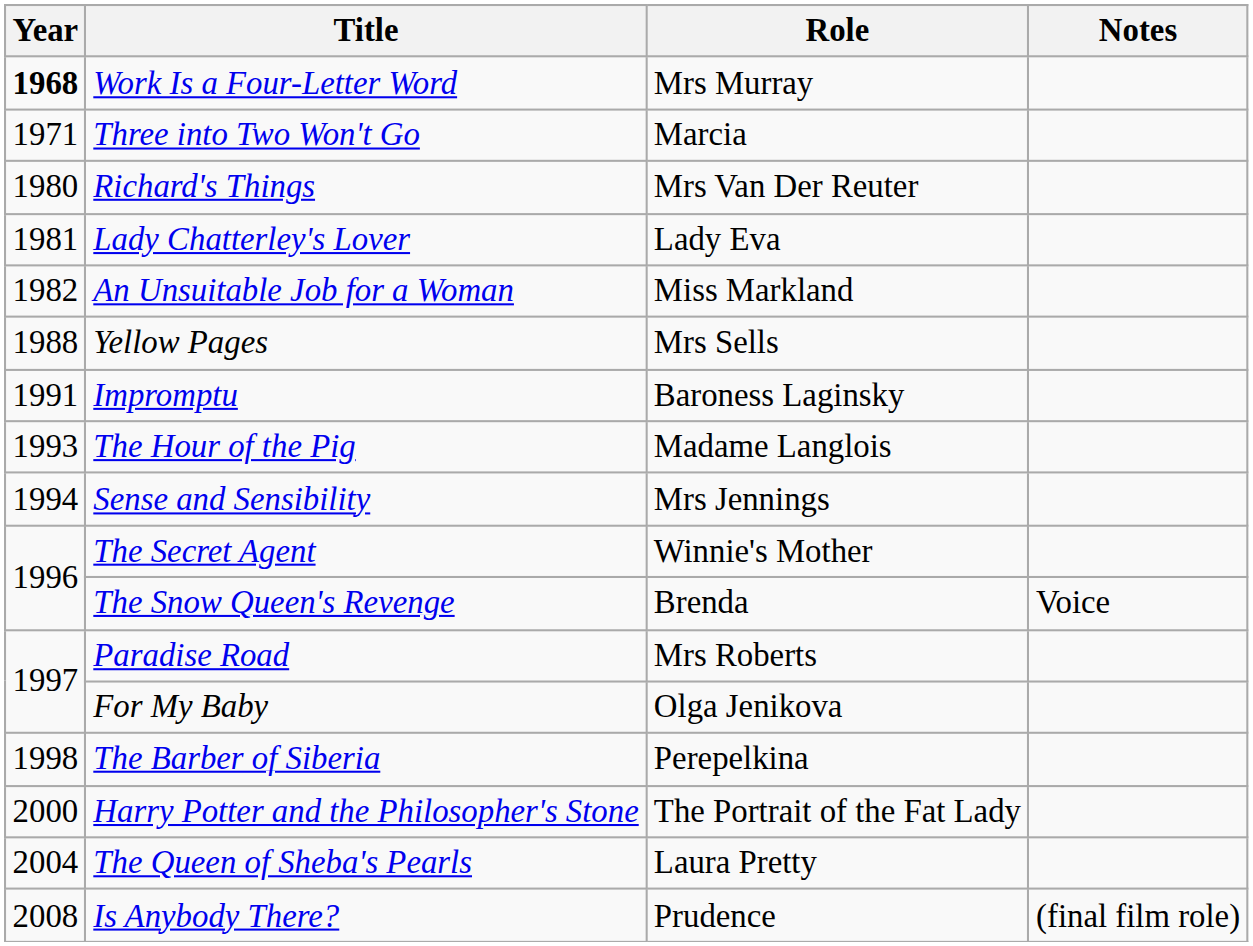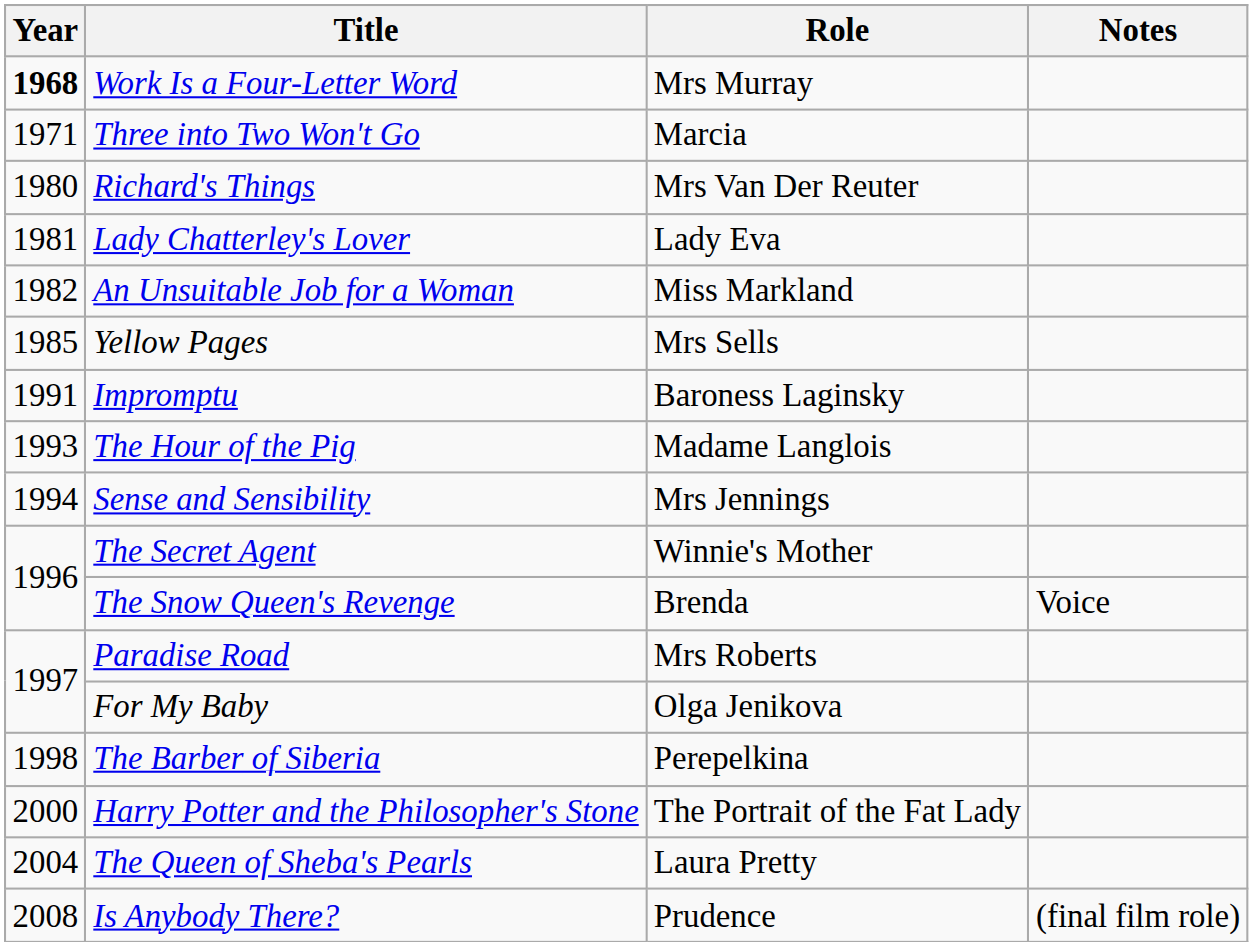(45, 342) 1988 -> (45, 342) 1985
